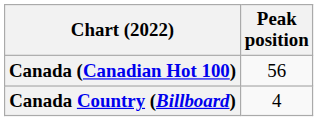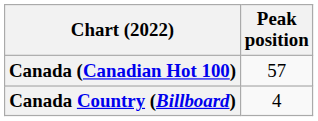(277, 70) 56 -> (277, 70) 57
